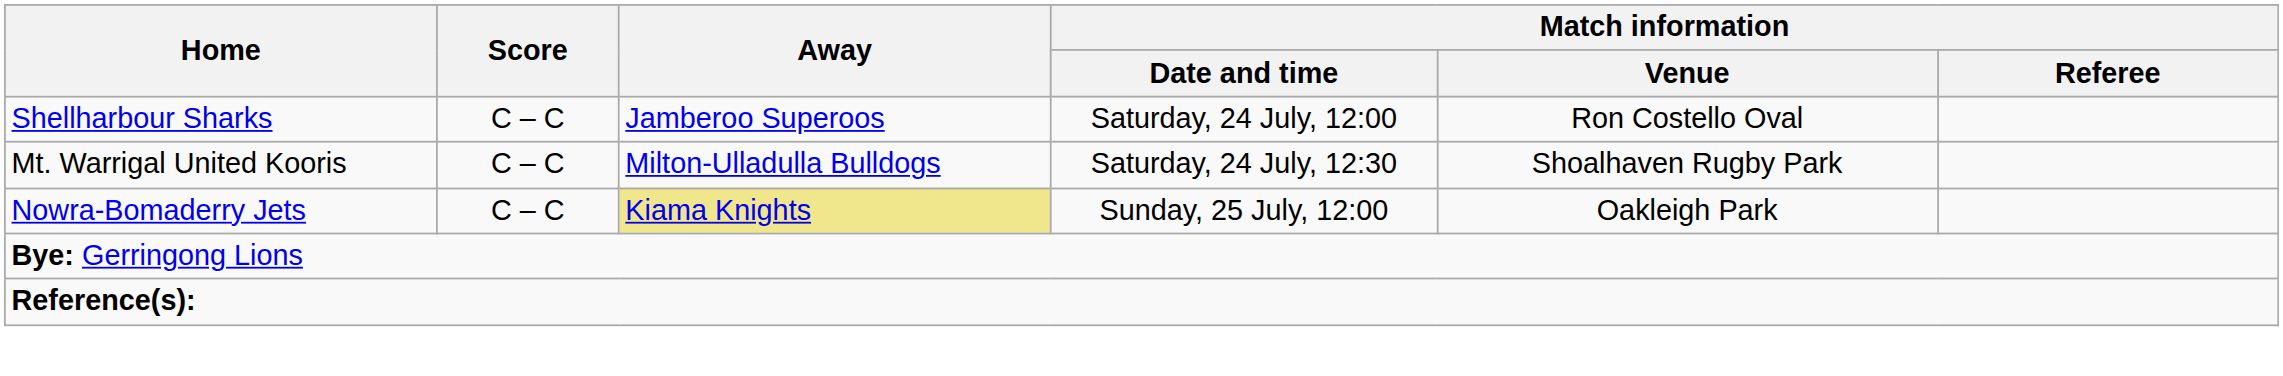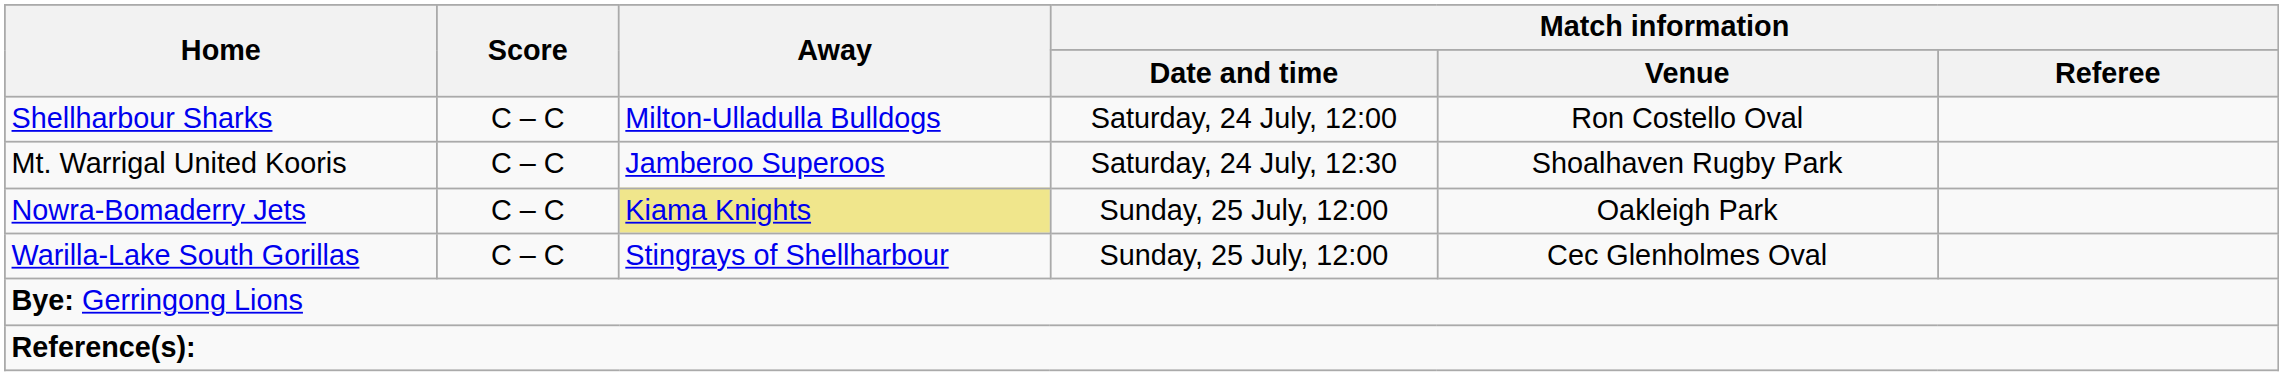(755, 118) Jamberoo Superoos -> (783, 118) Milton-Ulladulla Bulldogs
(783, 164) Milton-Ulladulla Bulldogs -> (755, 164) Jamberoo Superoos
+ row: (185, 255)
